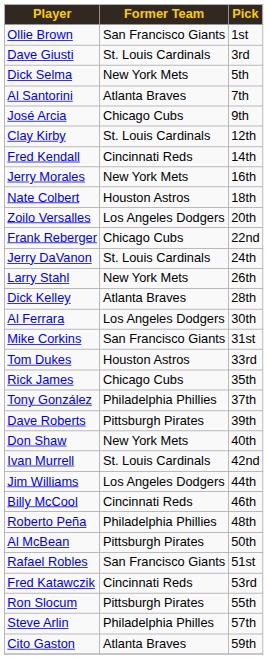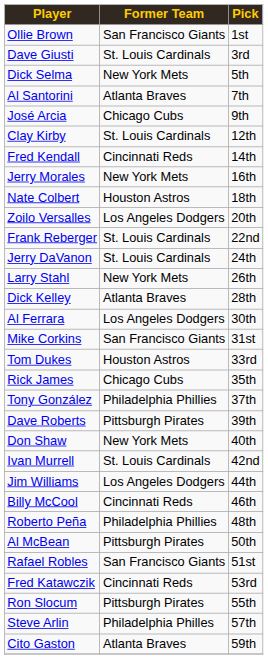(143, 237) Chicago Cubs -> (157, 237) St. Louis Cardinals
